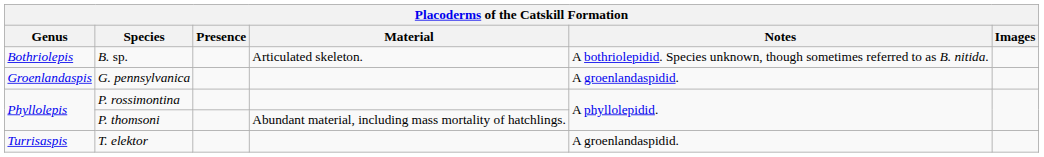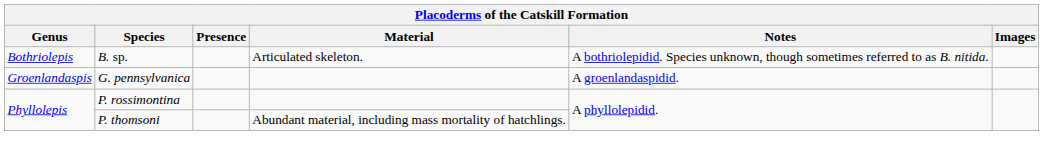- row: (123, 141)
